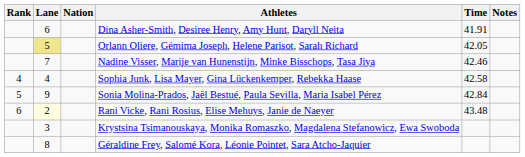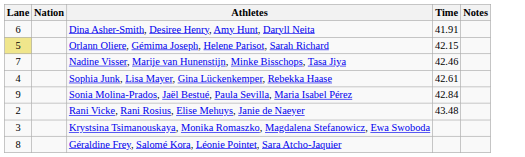- column: (19, 12)
(476, 45) 42.05 -> (447, 45) 42.15
(476, 78) 42.58 -> (447, 78) 42.61
(47, 111) lightyellow background -> (18, 111) no background
